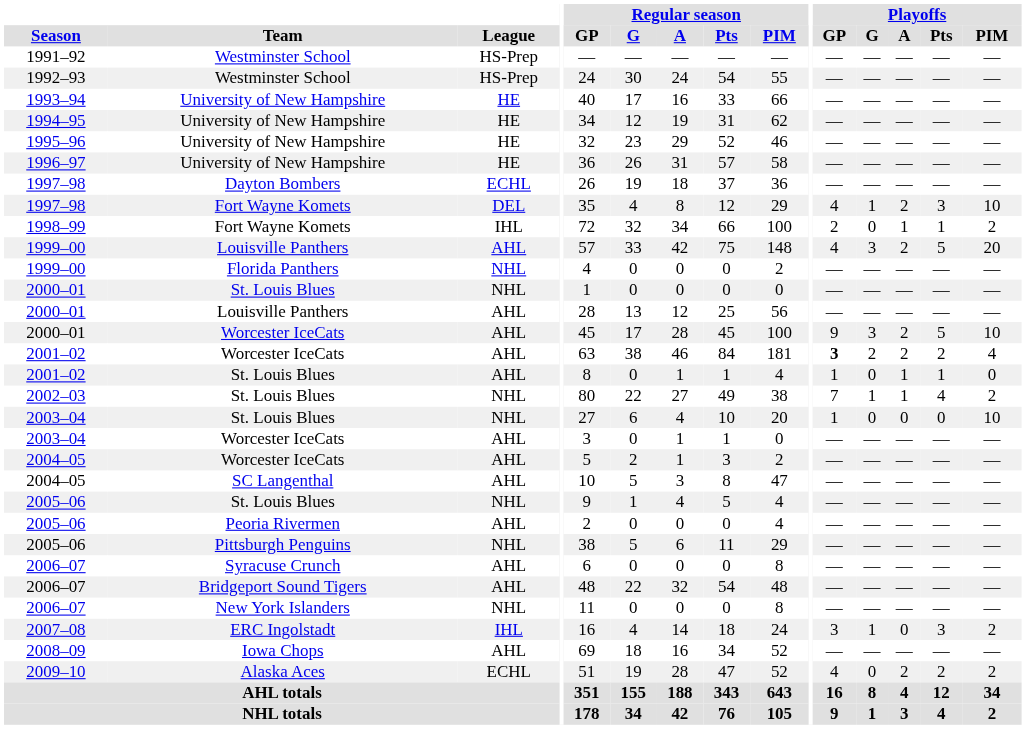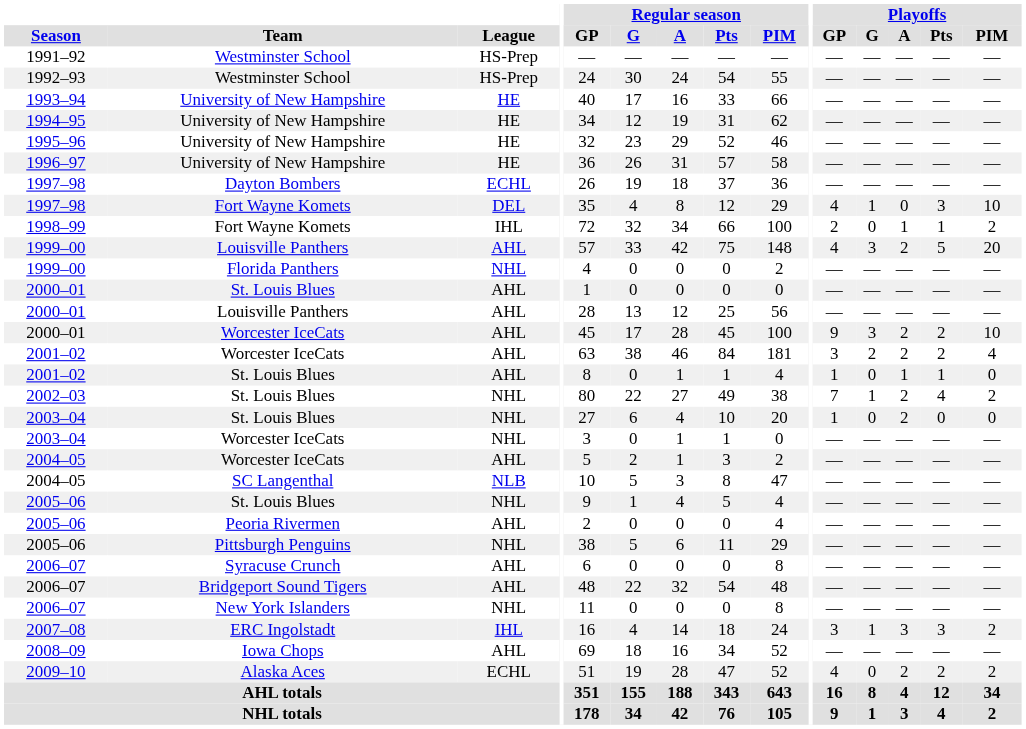(904, 205) 2 -> (904, 205) 0
(509, 290) NHL -> (509, 290) AHL
(941, 332) 5 -> (941, 332) 2
(834, 353) bold -> (834, 353) normal
(904, 396) 1 -> (904, 396) 2
(904, 417) 0 -> (904, 417) 2
(992, 417) 10 -> (992, 417) 0
(509, 438) AHL -> (509, 438) NHL
(509, 480) AHL -> (509, 480) NLB
(904, 629) 0 -> (904, 629) 3
